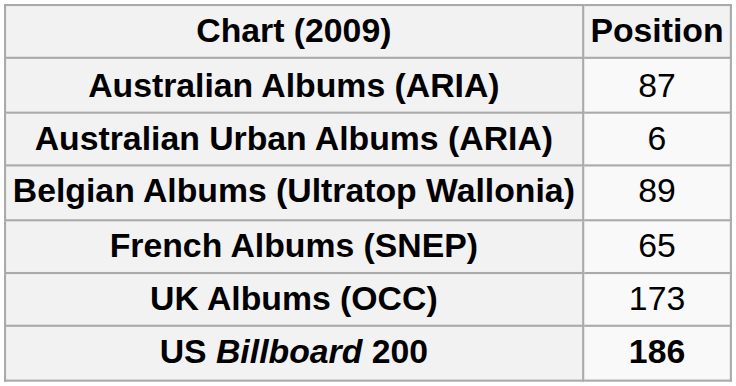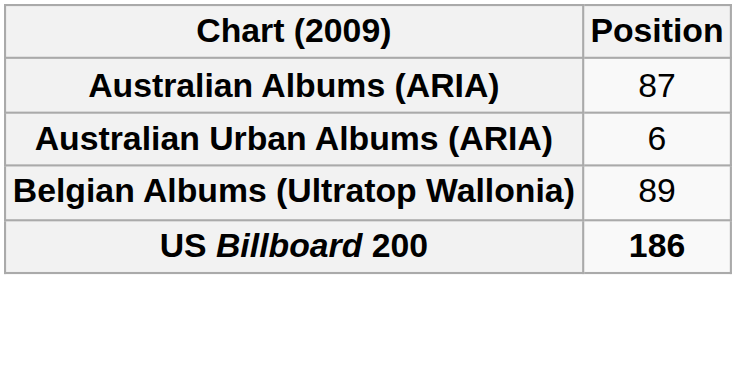- row: (294, 245)
- row: (294, 298)
